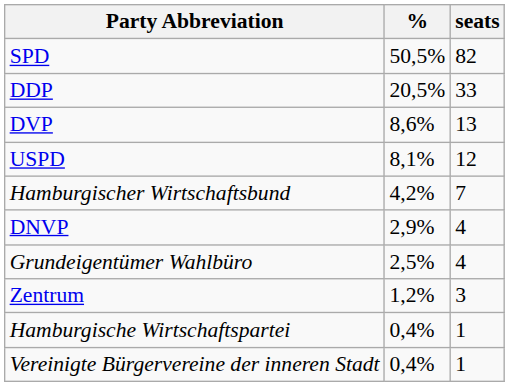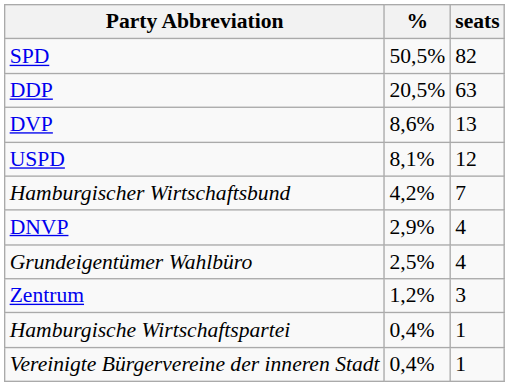(466, 90) 33 -> (466, 90) 63
